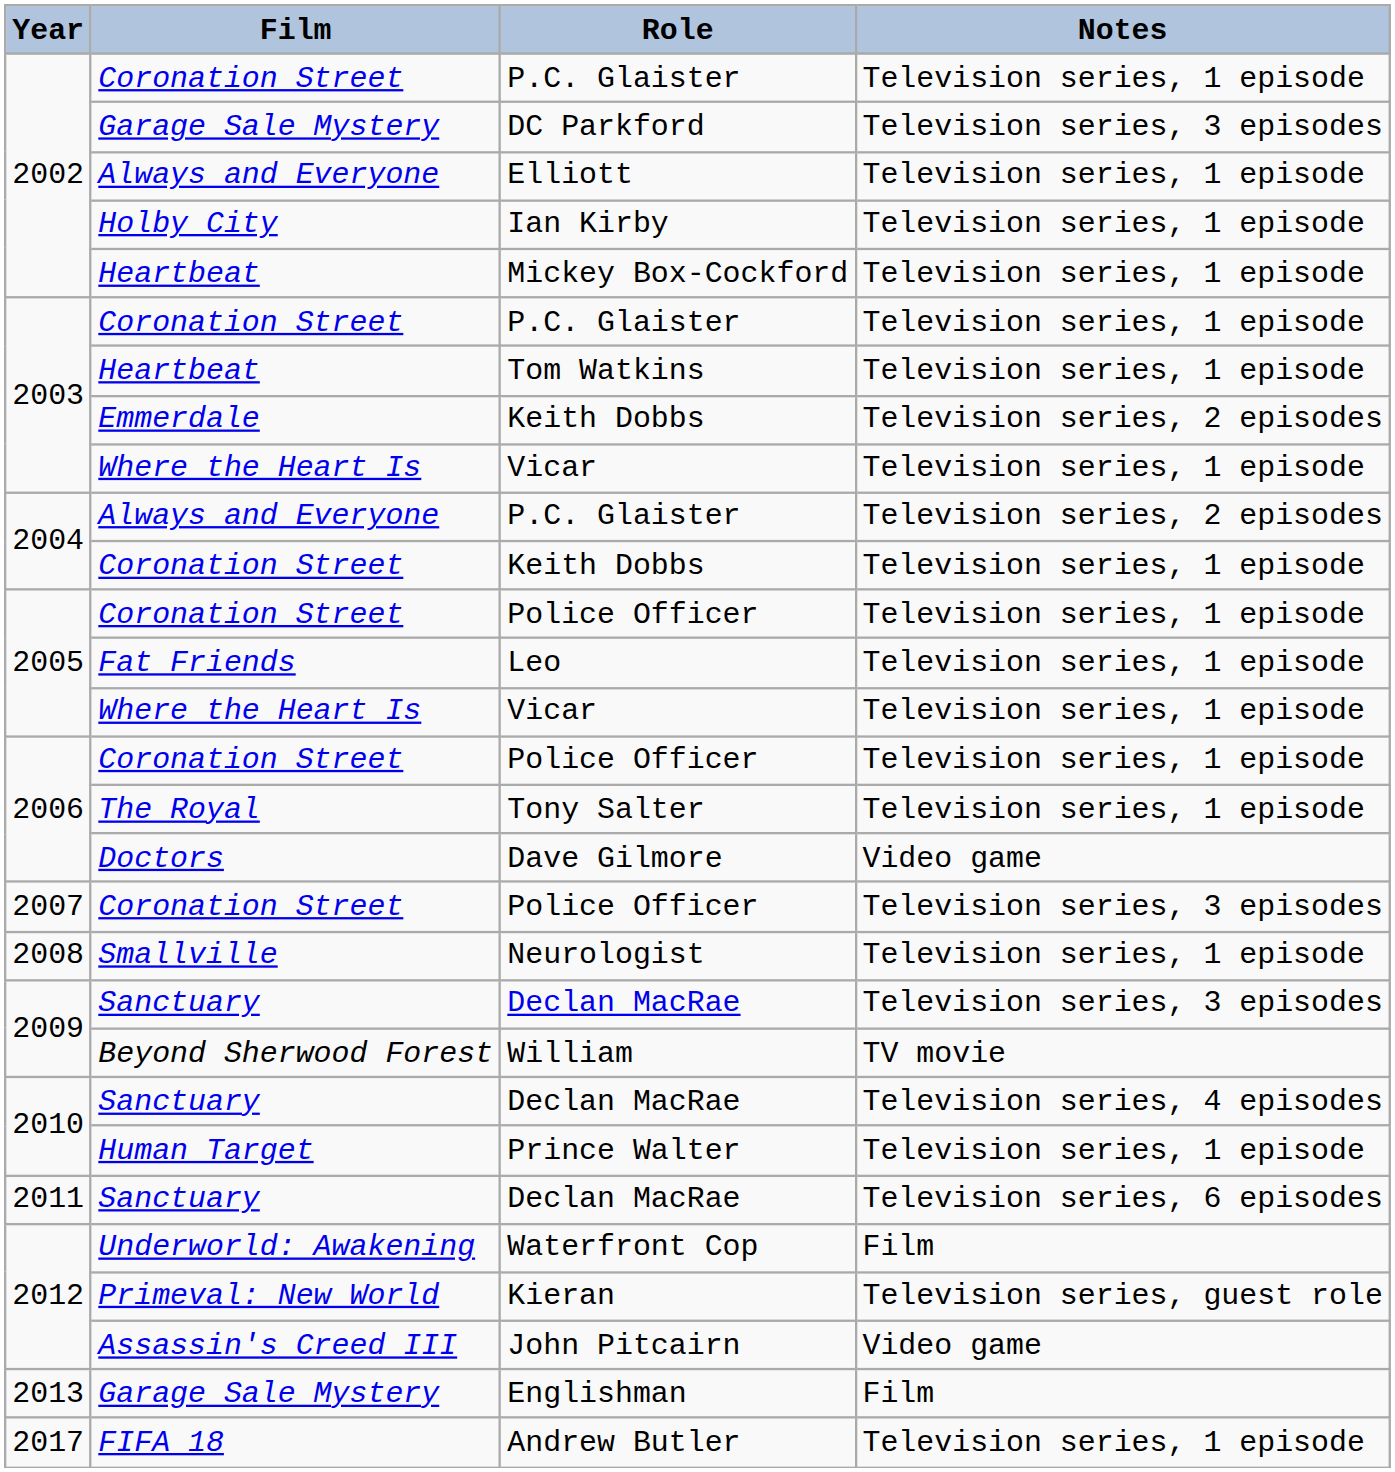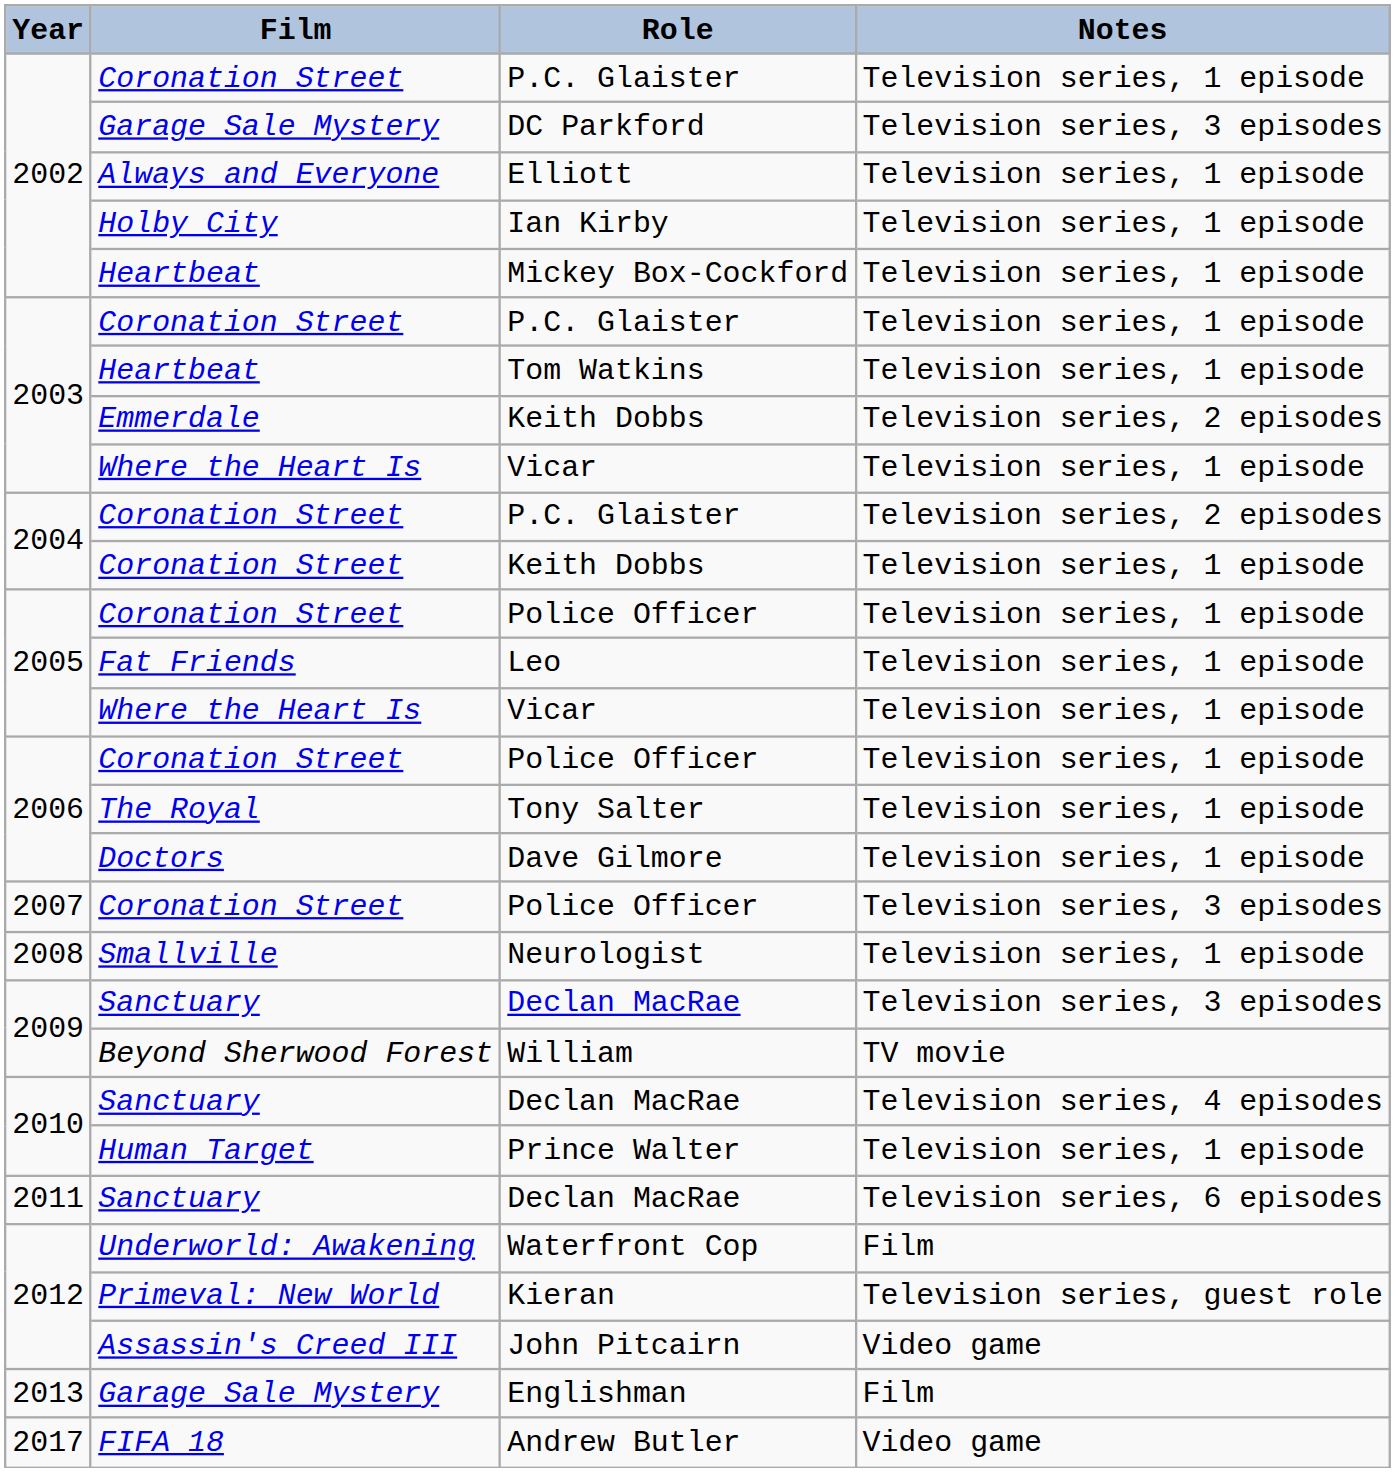(269, 517) Always and Everyone -> (251, 517) Coronation Street
(952, 858) Video game -> (1114, 858) Television series, 1 episode
(1114, 1443) Television series, 1 episode -> (952, 1443) Video game
